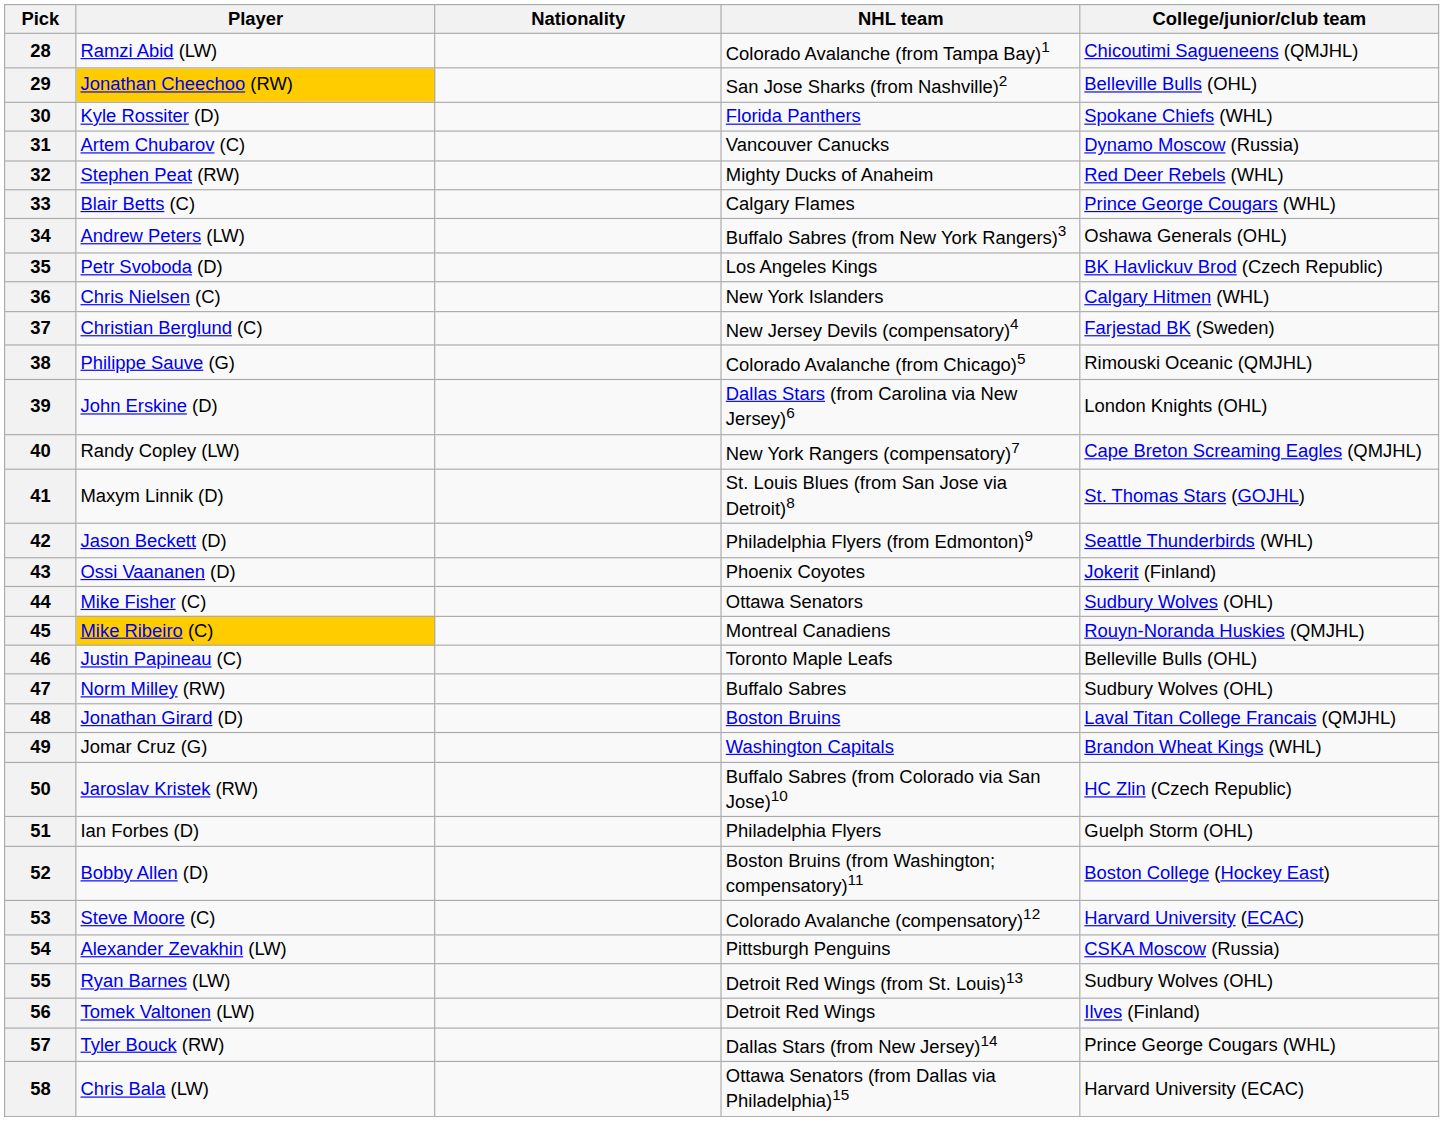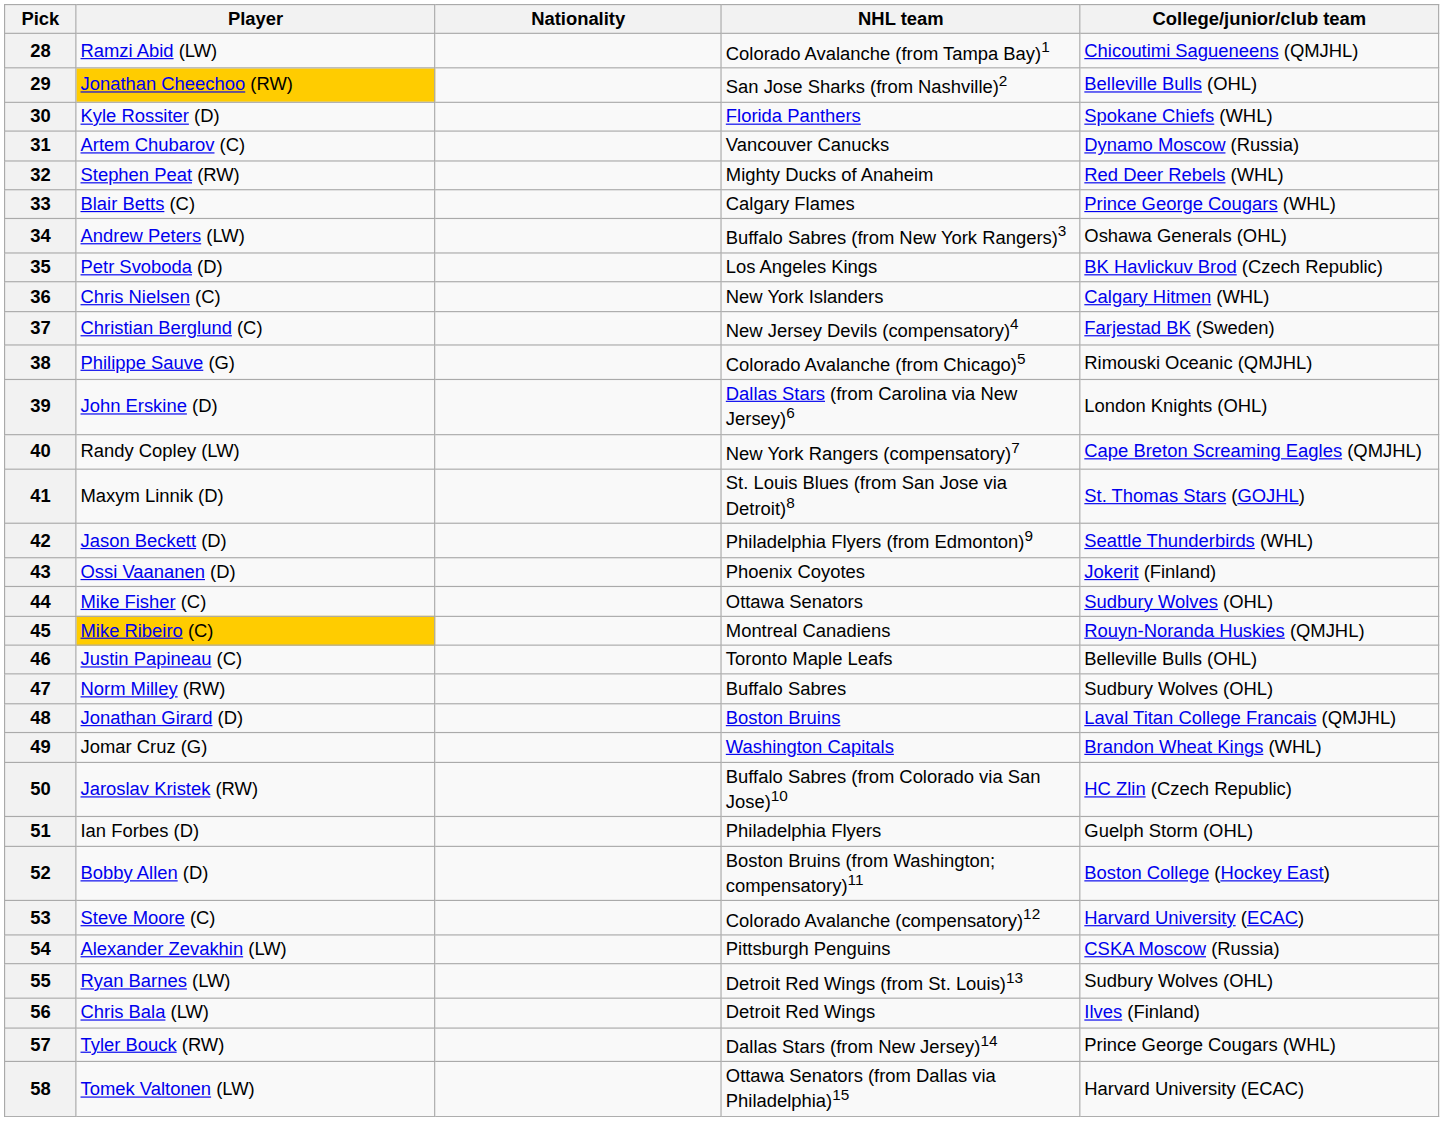(168, 1012) Tomek Valtonen (LW) -> (145, 1012) Chris Bala (LW)
(145, 1089) Chris Bala (LW) -> (168, 1089) Tomek Valtonen (LW)
